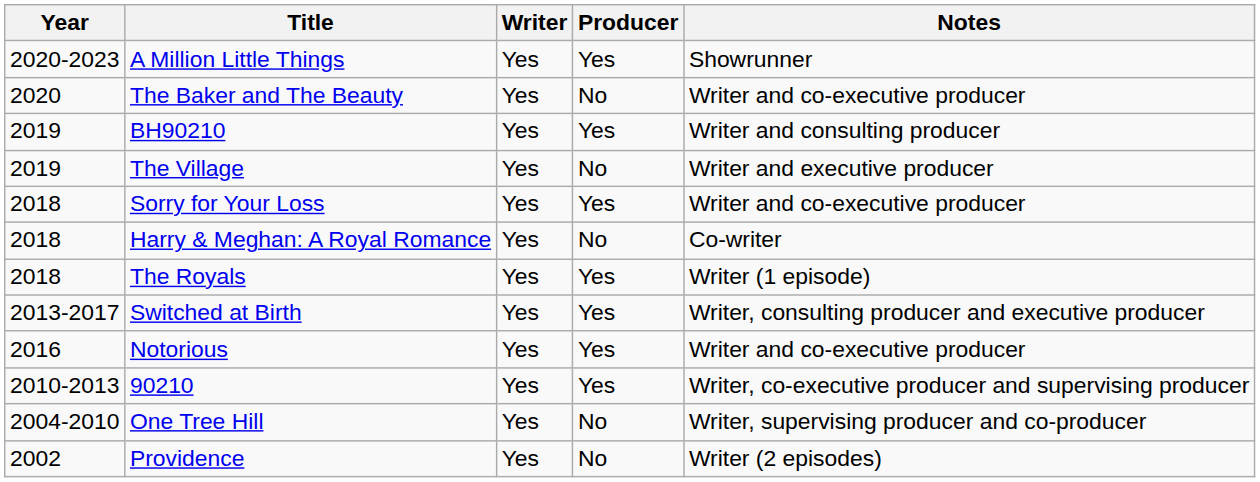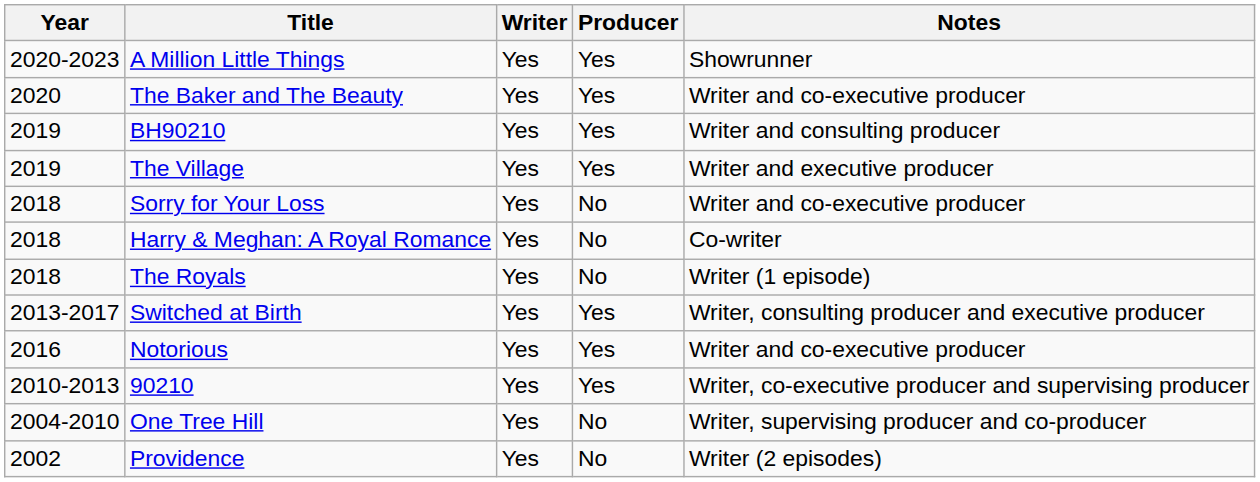(593, 95) No -> (597, 95) Yes
(593, 167) No -> (597, 167) Yes
(597, 204) Yes -> (593, 204) No
(597, 276) Yes -> (593, 276) No
